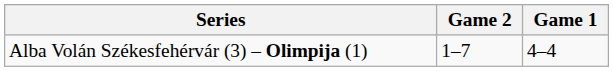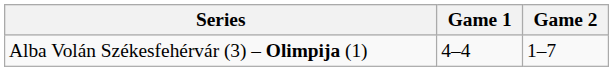columns swapped: (565, 19) <-> (480, 19)
